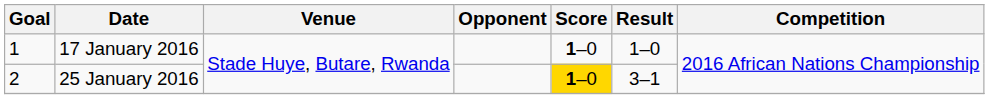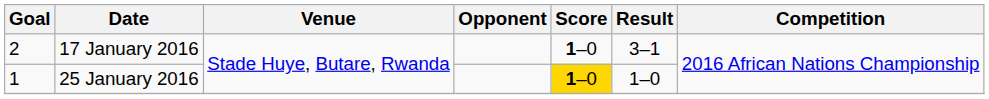(14, 49) 1 -> (14, 49) 2
(645, 49) 1–0 -> (645, 49) 3–1
(14, 78) 2 -> (14, 78) 1
(645, 78) 3–1 -> (645, 78) 1–0
